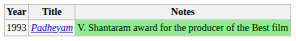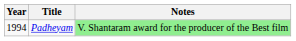(17, 28) 1993 -> (17, 28) 1994
